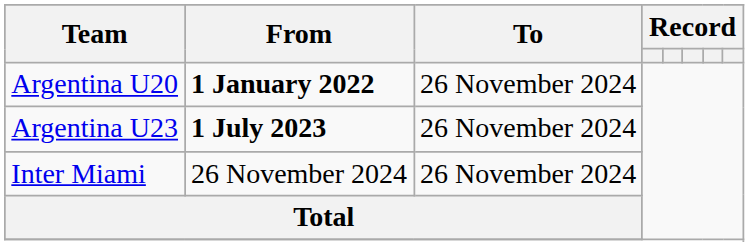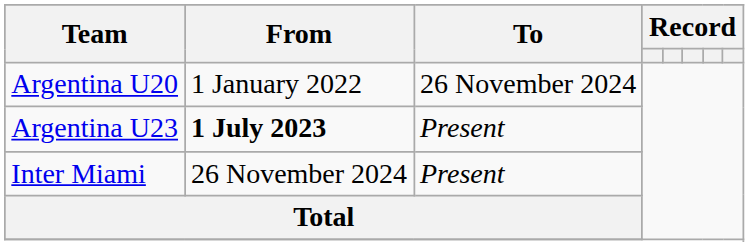(283, 84) bold -> (276, 84) normal
(528, 128) 26 November 2024 -> (462, 128) Present
(528, 172) 26 November 2024 -> (462, 172) Present
